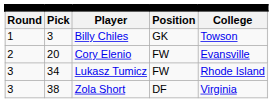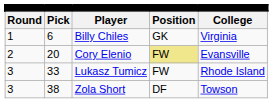(50, 37) 3 -> (50, 37) 6
(219, 37) Towson -> (219, 37) Virginia
(161, 55) no background -> (161, 55) khaki background
(53, 72) 34 -> (53, 72) 33
(219, 89) Virginia -> (219, 89) Towson
